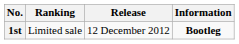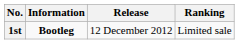columns swapped: (203, 13) <-> (55, 13)
